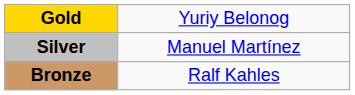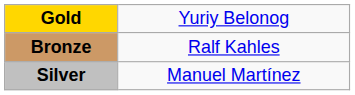rows swapped: (61, 47) <-> (61, 75)
